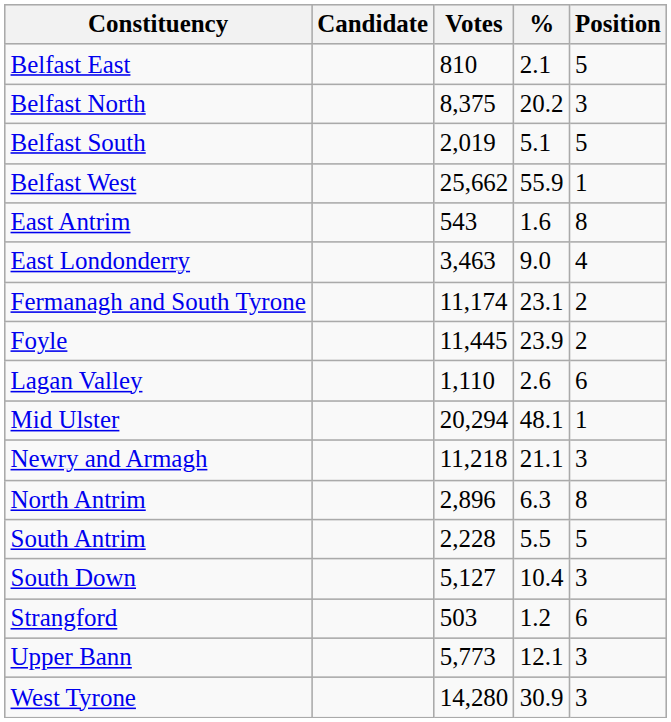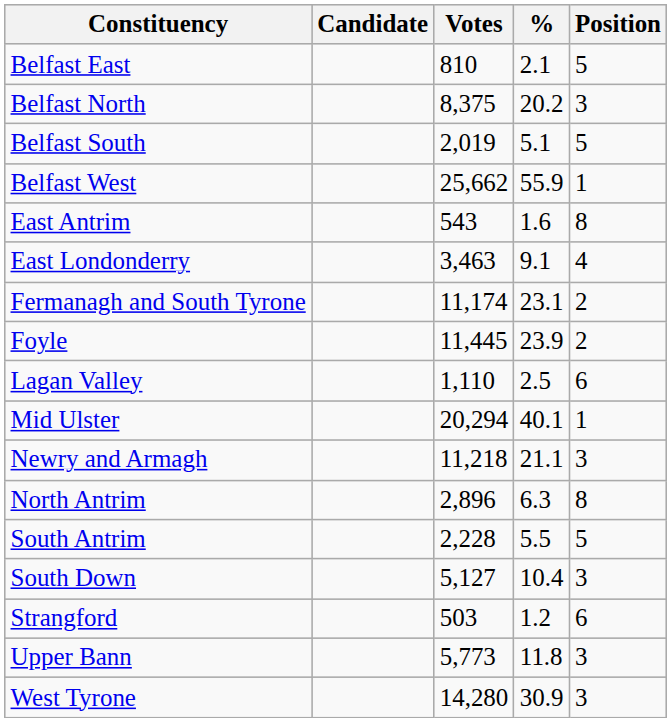(535, 261) 9.0 -> (535, 261) 9.1
(535, 380) 2.6 -> (535, 380) 2.5
(542, 420) 48.1 -> (542, 420) 40.1
(542, 657) 12.1 -> (541, 657) 11.8
